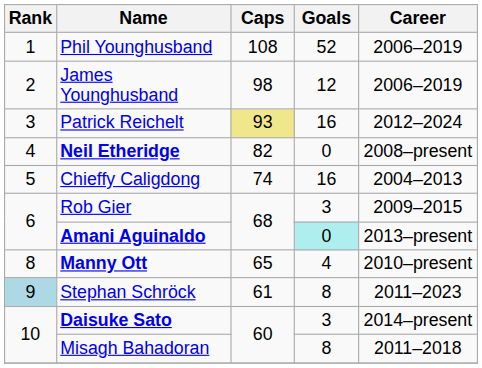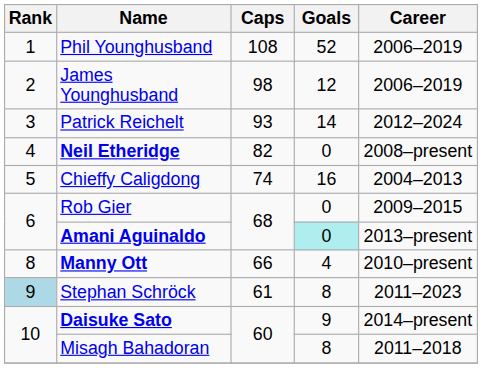(263, 123) khaki background -> (263, 123) no background
(326, 123) 16 -> (326, 123) 14
(326, 207) 3 -> (326, 207) 0
(263, 263) 65 -> (263, 263) 66
(326, 320) 3 -> (326, 320) 9
